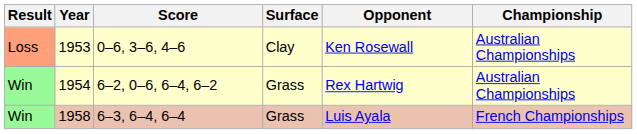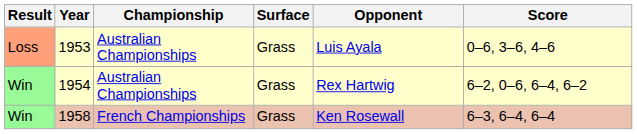columns swapped: (552, 15) <-> (178, 15)
(280, 46) Clay -> (276, 46) Grass
(369, 46) Ken Rosewall -> (349, 46) Luis Ayala
(358, 116) Luis Ayala -> (360, 116) Ken Rosewall
